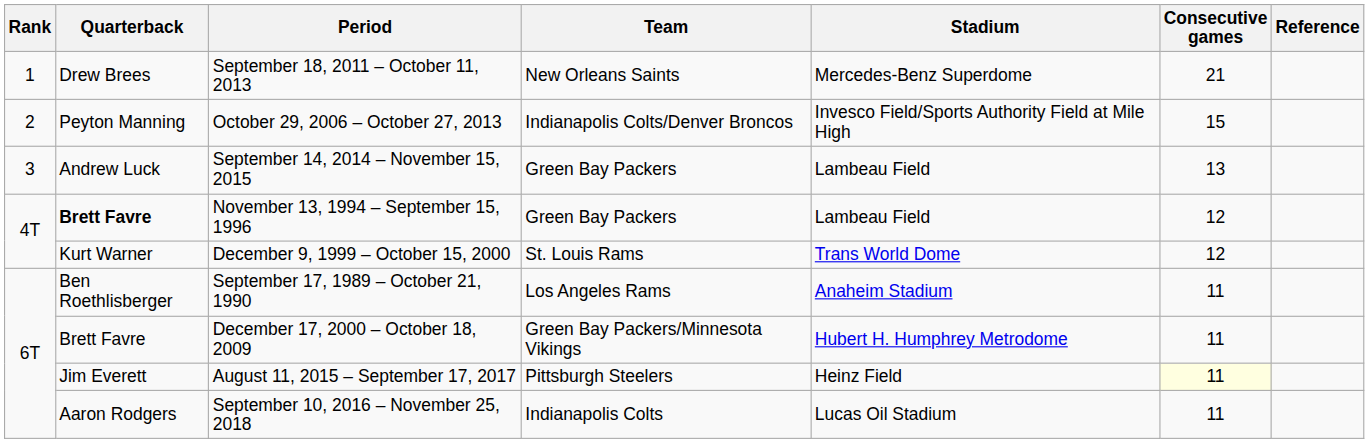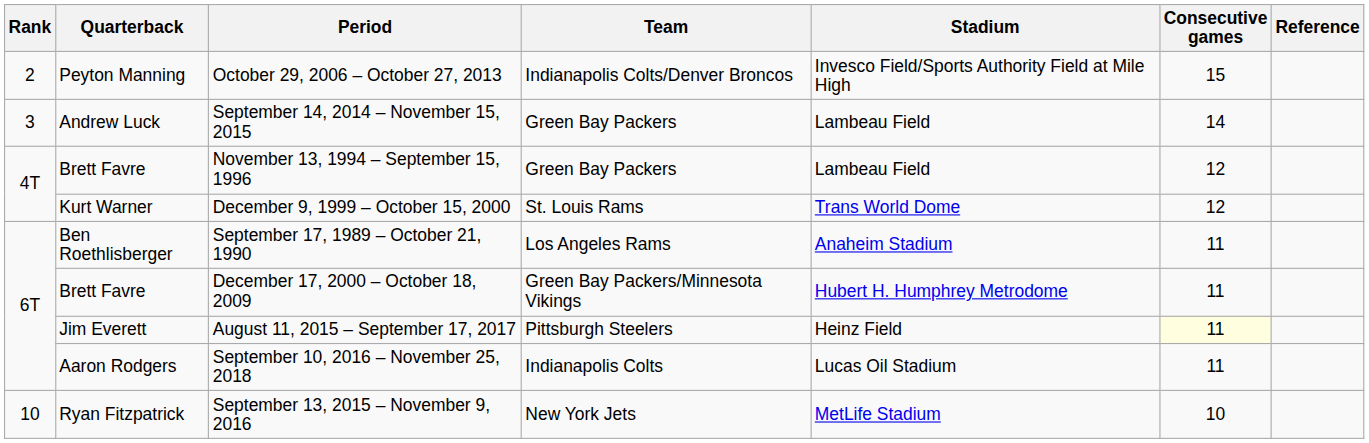- row: (346, 75)
(1216, 169) 13 -> (1216, 122) 14
(105, 217) bold -> (102, 169) normal
+ row: (351, 414)
